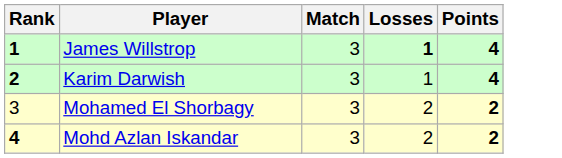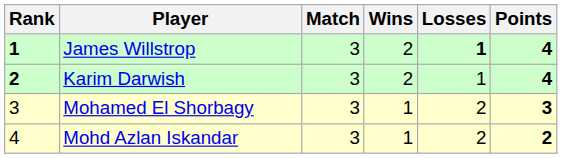+ column: (391, 19)
(494, 108) 2 -> (547, 108) 3
(14, 138) bold -> (14, 138) normal
